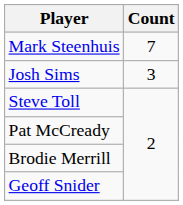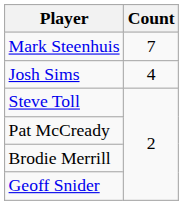(151, 74) 3 -> (151, 74) 4
